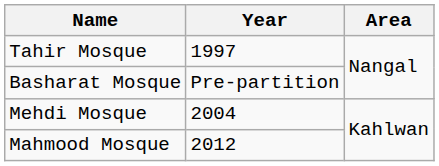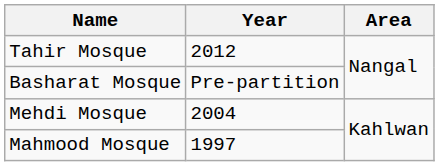(213, 51) 1997 -> (213, 51) 2012
(213, 145) 2012 -> (213, 145) 1997
